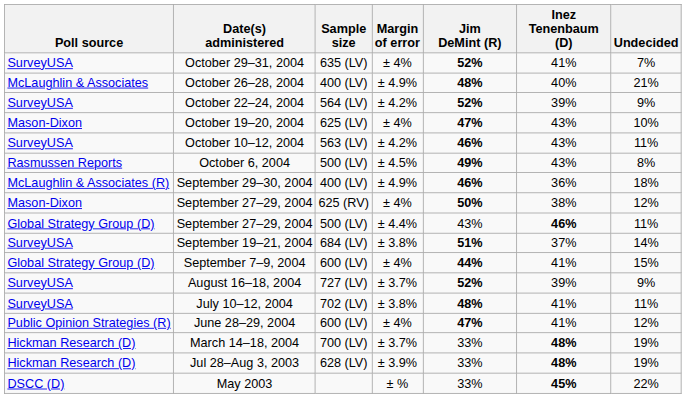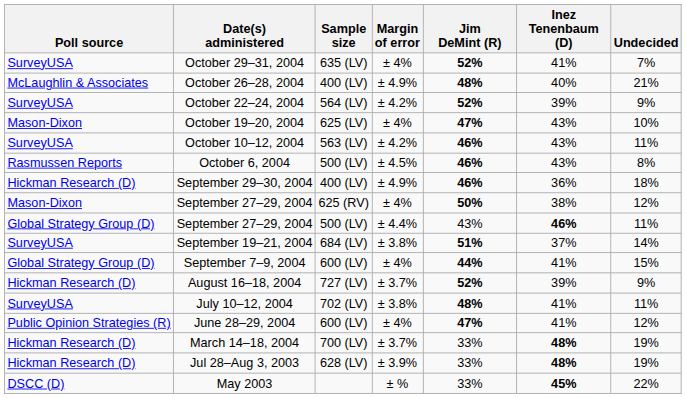(470, 163) 49% -> (470, 163) 46%
(88, 183) McLaughlin & Associates (R) -> (71, 183) Hickman Research (D)
(40, 283) SurveyUSA -> (71, 283) Hickman Research (D)
